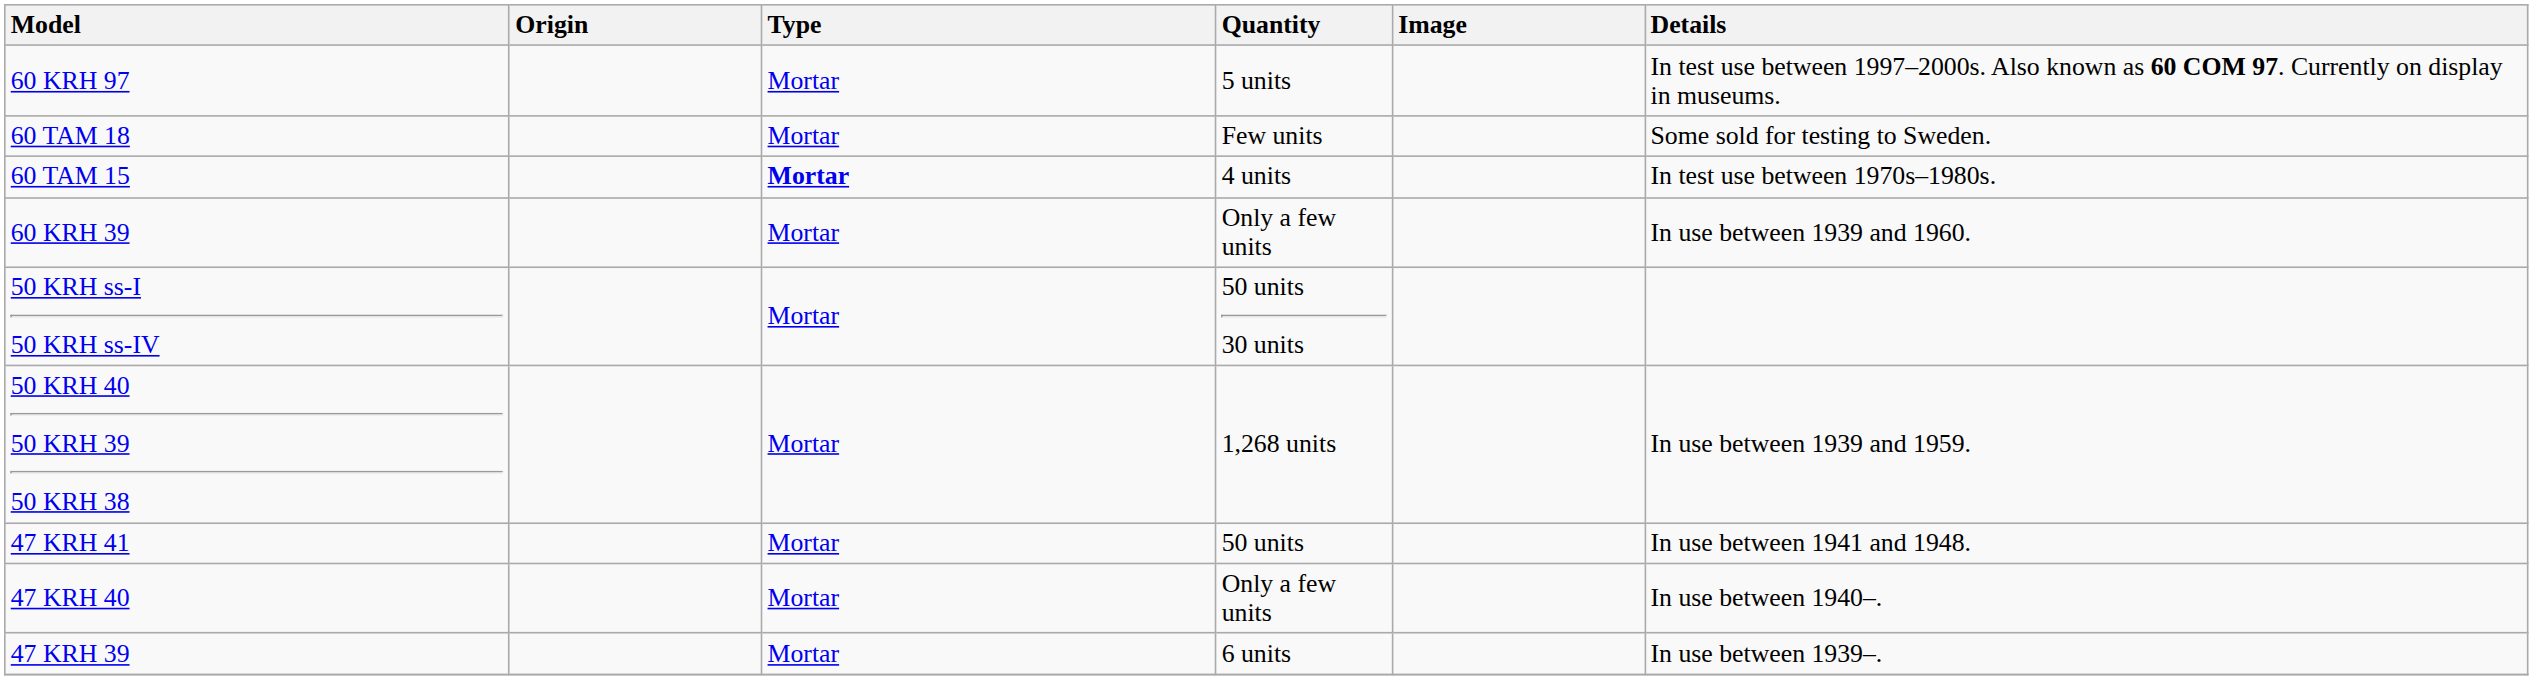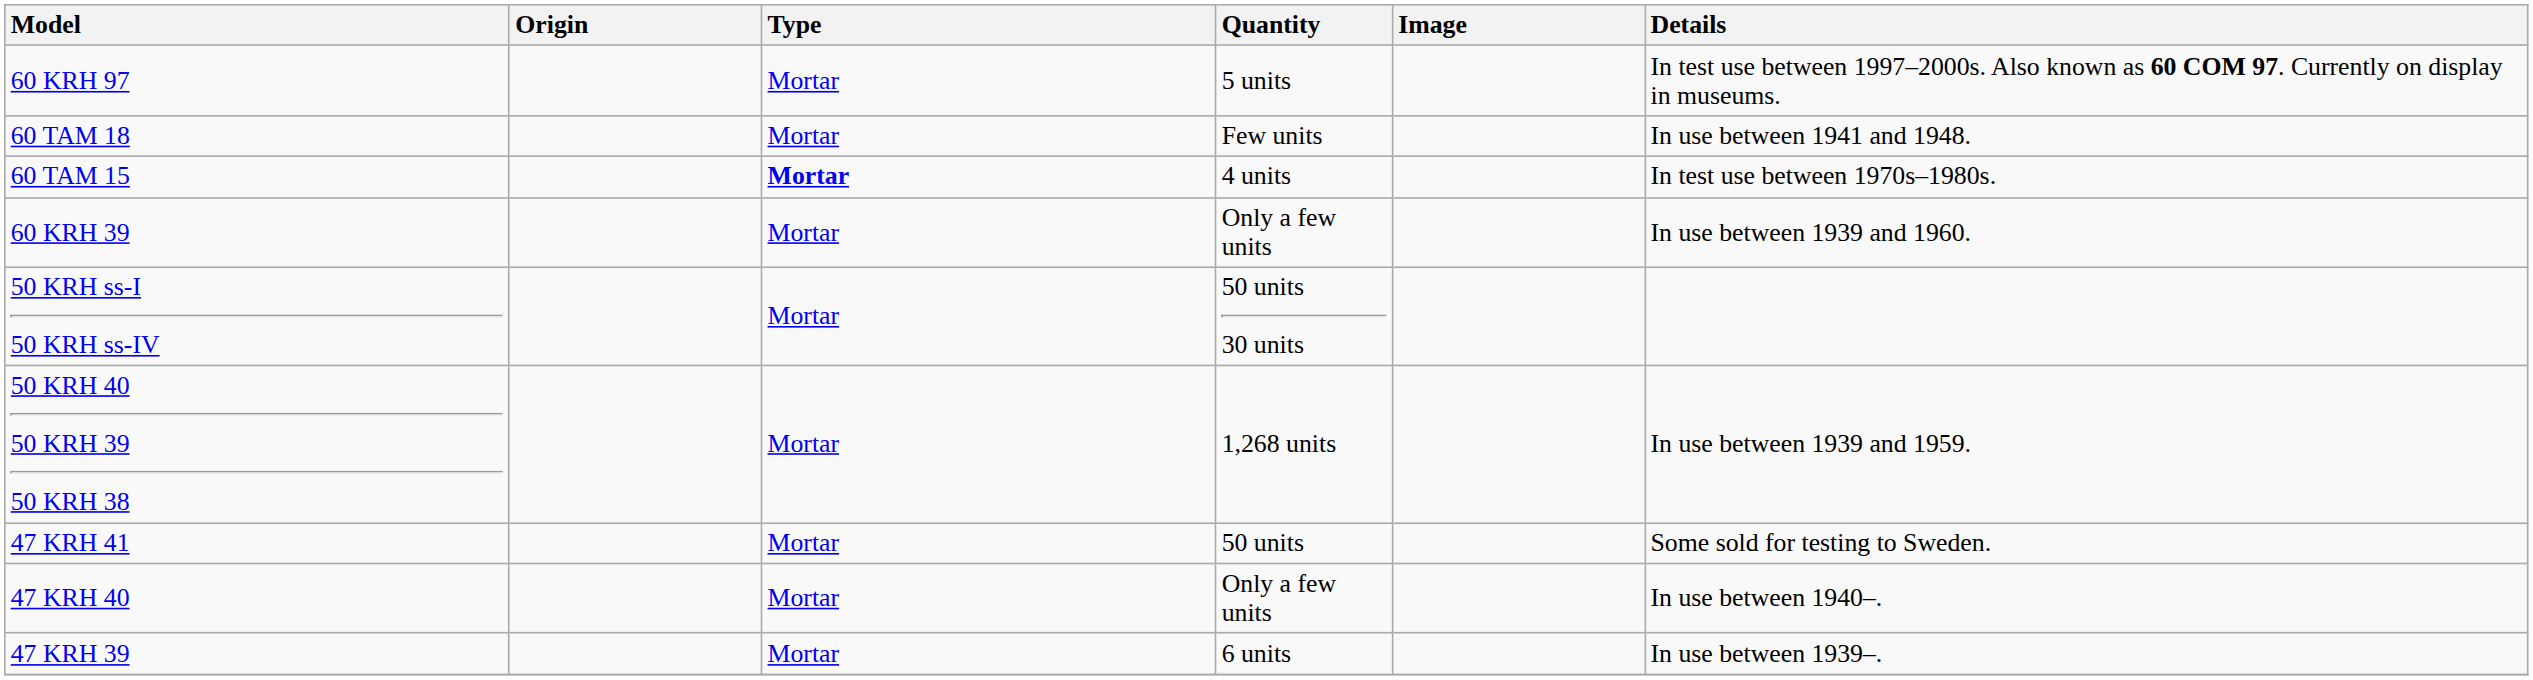(1821, 135) Some sold for testing to Sweden. -> (1811, 135) In use between 1941 and 1948.
(1811, 542) In use between 1941 and 1948. -> (1821, 542) Some sold for testing to Sweden.
